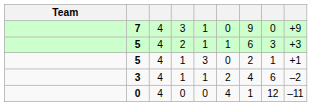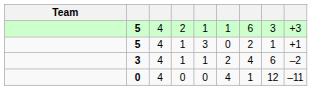- row: (138, 29)
